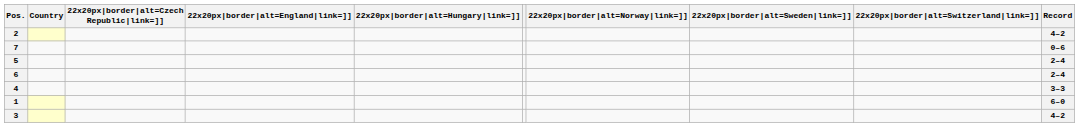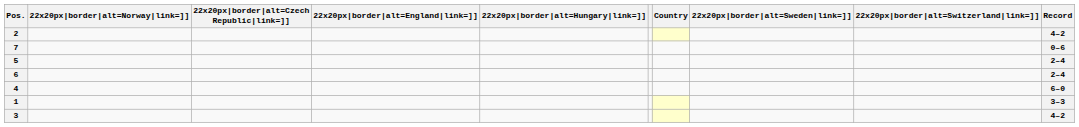columns swapped: (47, 16) <-> (608, 16)
(1058, 88) 3–3 -> (1058, 88) 6–0
(1058, 102) 6–0 -> (1058, 102) 3–3
